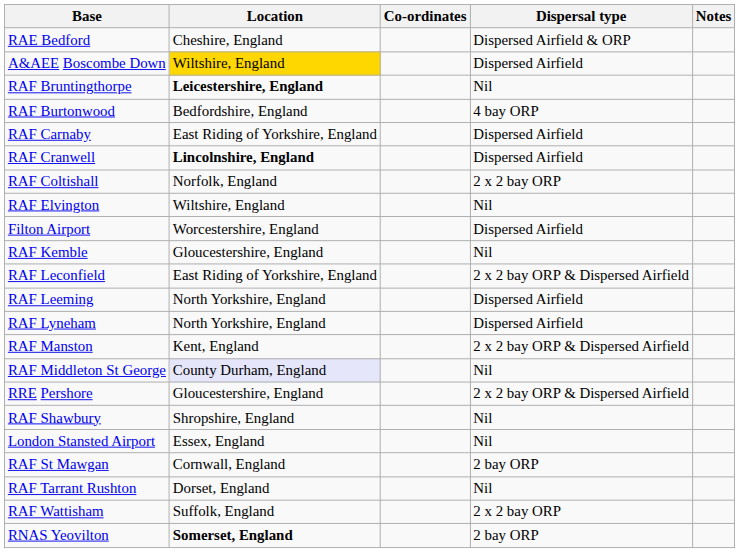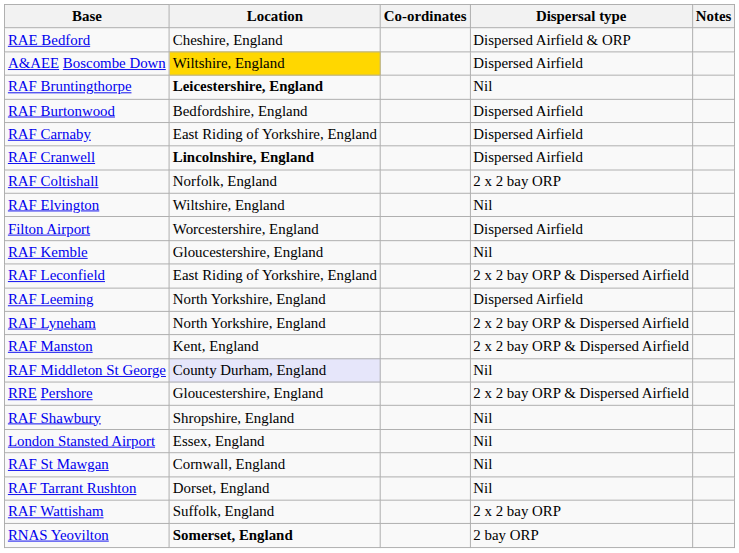(506, 110) 4 bay ORP -> (528, 110) Dispersed Airfield
(528, 323) Dispersed Airfield -> (581, 323) 2 x 2 bay ORP & Dispersed Airfield
(506, 464) 2 bay ORP -> (483, 464) Nil
